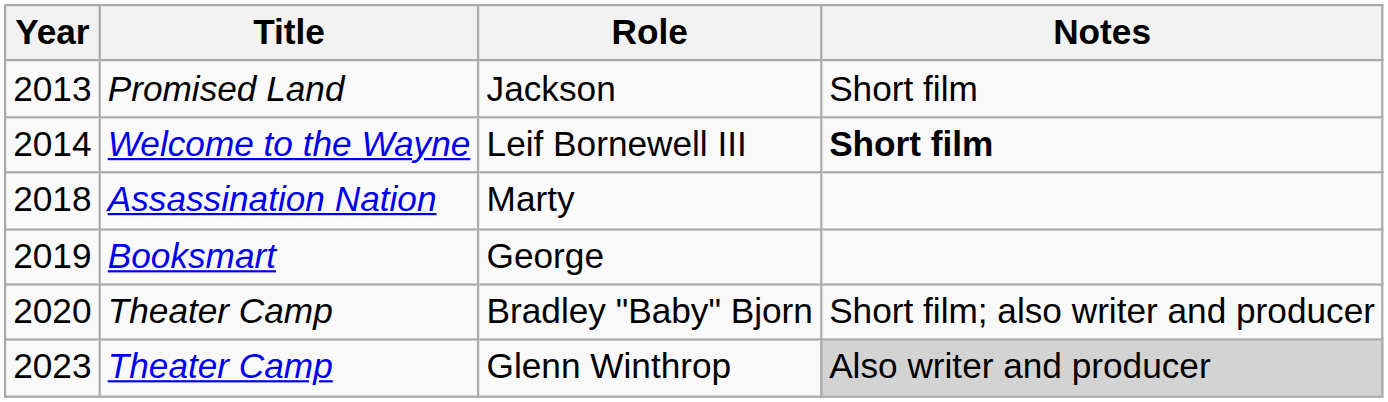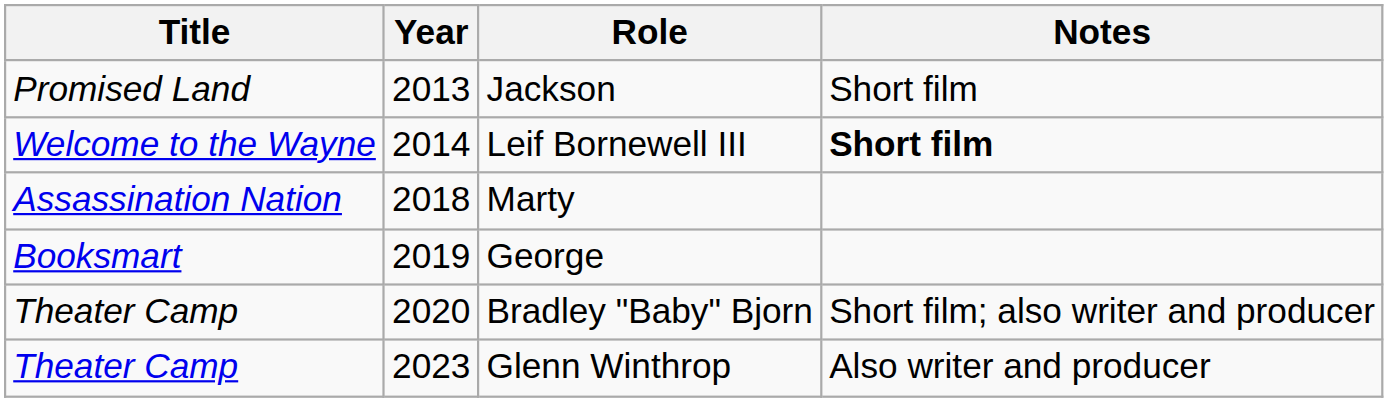columns swapped: (52, 32) <-> (289, 32)
(1020, 367) lightgrey background -> (1020, 367) no background
